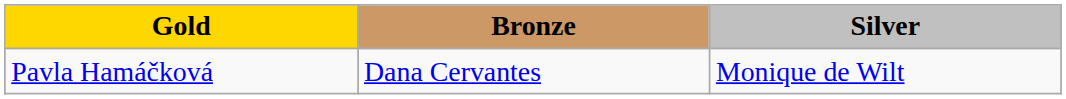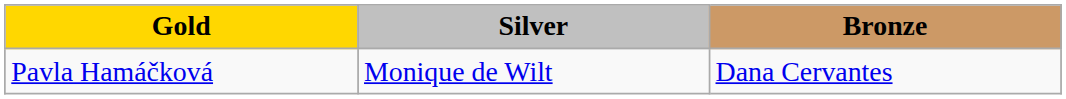columns swapped: (885, 26) <-> (534, 26)
